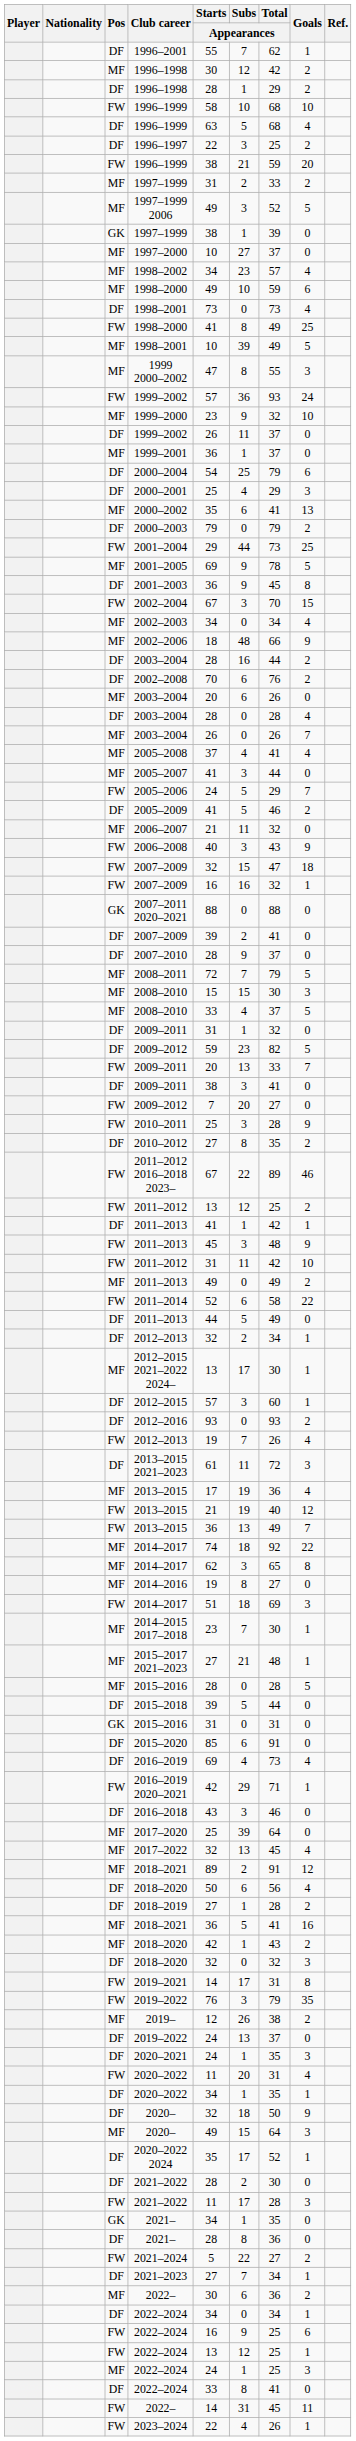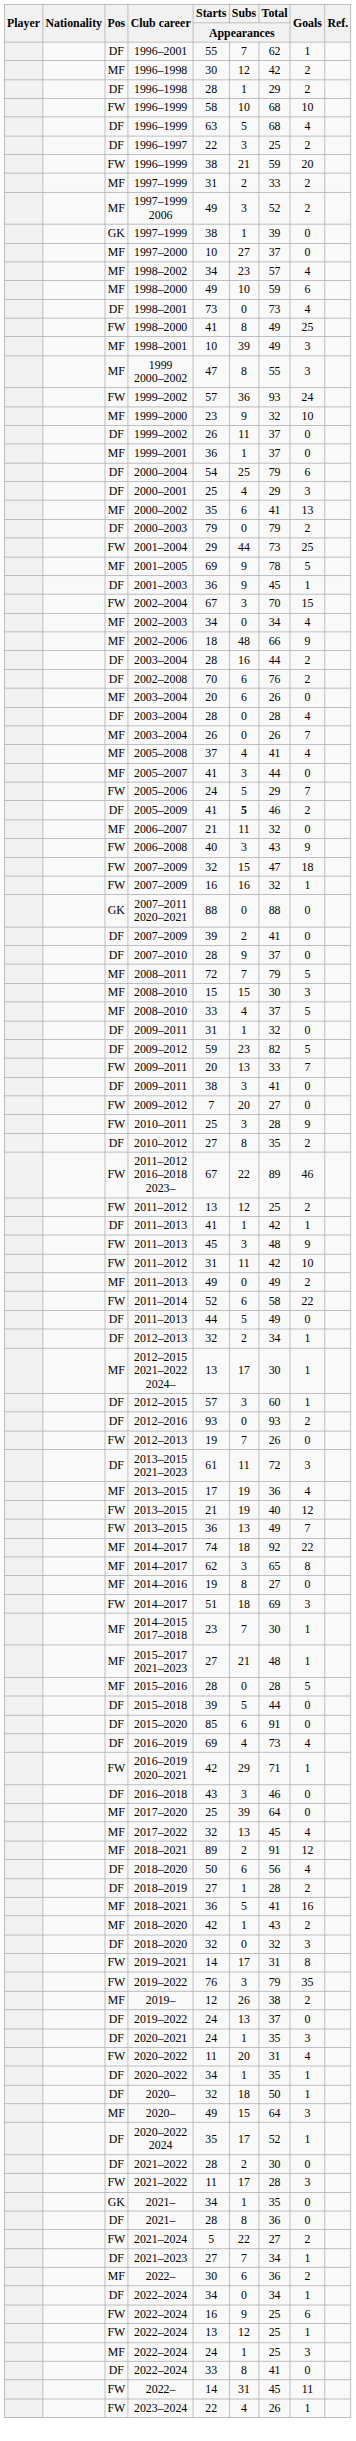(307, 208) 5 -> (307, 208) 2
(307, 346) 5 -> (307, 346) 3
(307, 585) 8 -> (307, 585) 1
(244, 810) normal -> (244, 810) bold
(307, 1440) 4 -> (307, 1440) 0
- row: (116, 1724)
(307, 2113) 9 -> (307, 2094) 1
